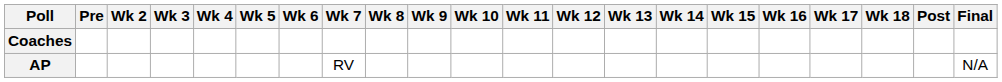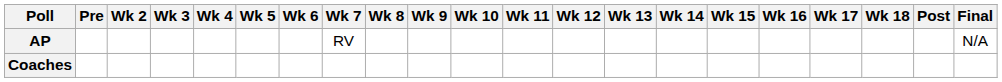rows swapped: (40, 65) <-> (40, 41)
